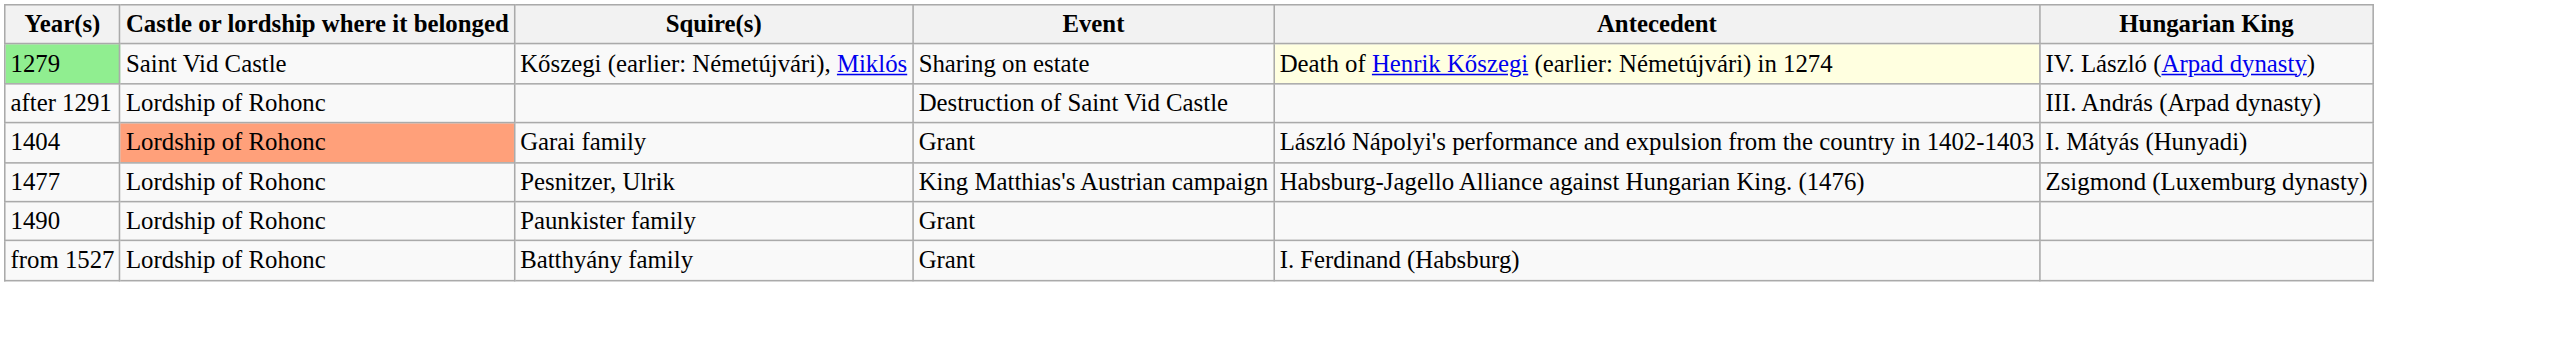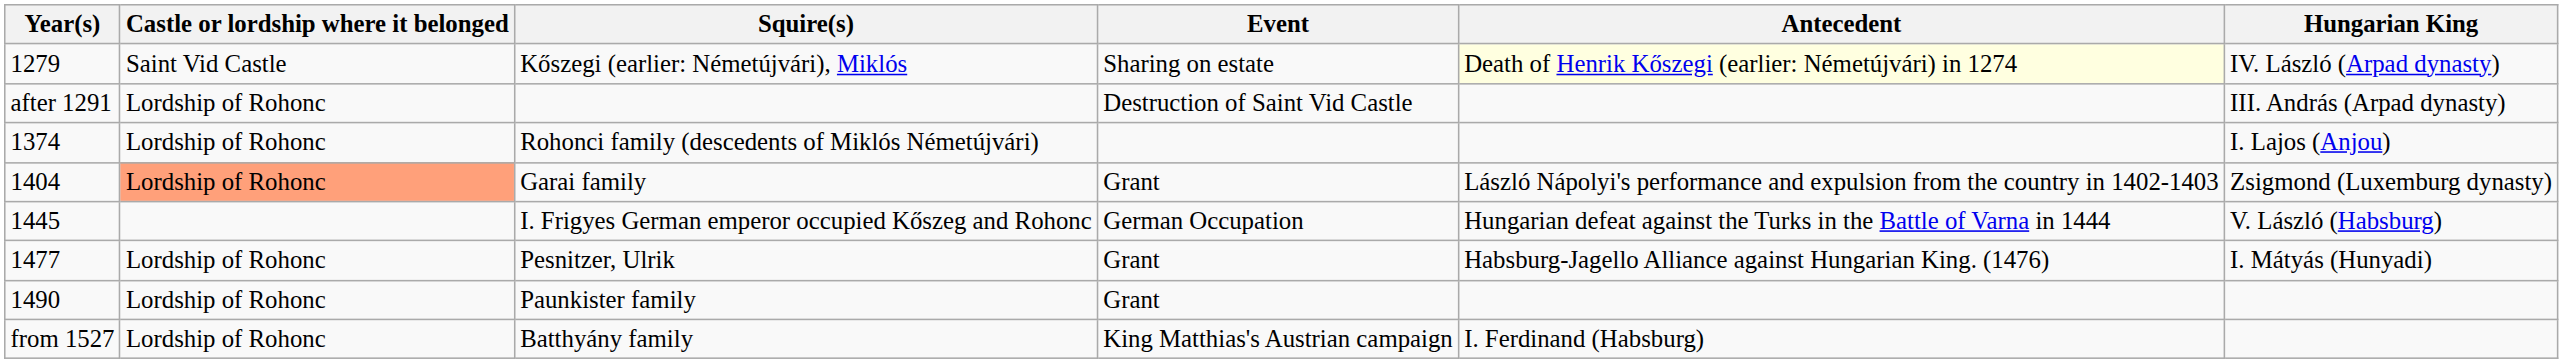(35, 63) lightgreen background -> (35, 63) no background
+ row: (779, 142)
(2146, 142) I. Mátyás (Hunyadi) -> (2391, 181) Zsigmond (Luxemburg dynasty)
+ row: (806, 220)
(1093, 181) King Matthias's Austrian campaign -> (1131, 260) Grant
(2207, 181) Zsigmond (Luxemburg dynasty) -> (2331, 260) I. Mátyás (Hunyadi)
(947, 260) Grant -> (1278, 338) King Matthias's Austrian campaign
